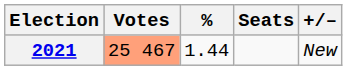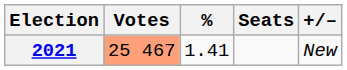(207, 50) 1.44 -> (207, 50) 1.41
